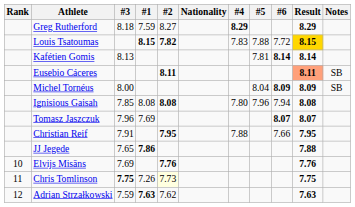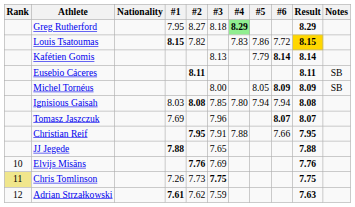columns swapped: (204, 12) <-> (125, 12)
(147, 27) 7.59 -> (176, 27) 7.95
(239, 27) no background -> (239, 27) lightgreen background
(168, 42) bold -> (197, 42) normal
(261, 42) 7.88 -> (261, 42) 7.86
(261, 57) 7.81 -> (261, 57) 7.79
(308, 73) lightsalmon background -> (308, 73) no background
(261, 88) 8.04 -> (261, 88) 8.05
(147, 103) 8.08 -> (176, 103) 8.03
(261, 103) 7.96 -> (261, 103) 7.94
(147, 149) 7.86 -> (176, 149) 7.88
(18, 179) no background -> (18, 179) khaki background
(168, 179) lightyellow background -> (197, 179) no background
(147, 194) 7.63 -> (176, 194) 7.61
